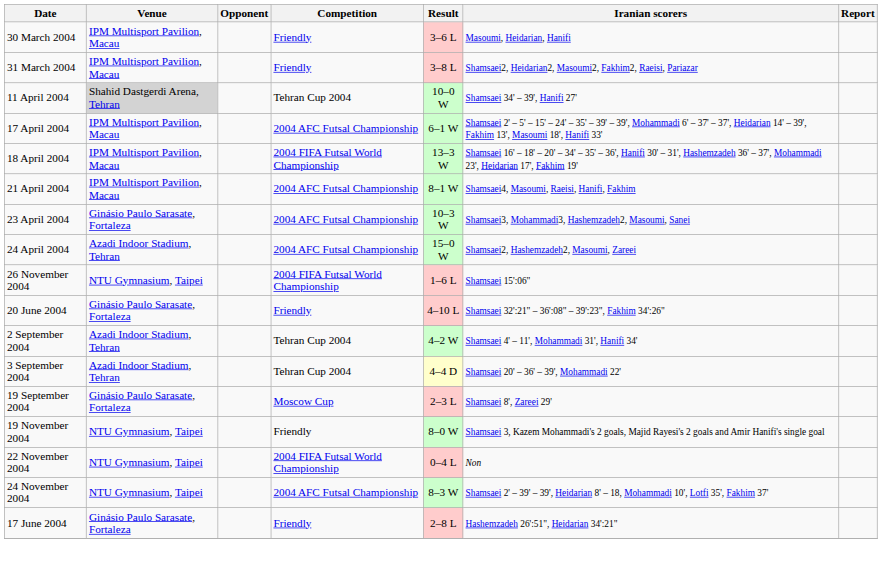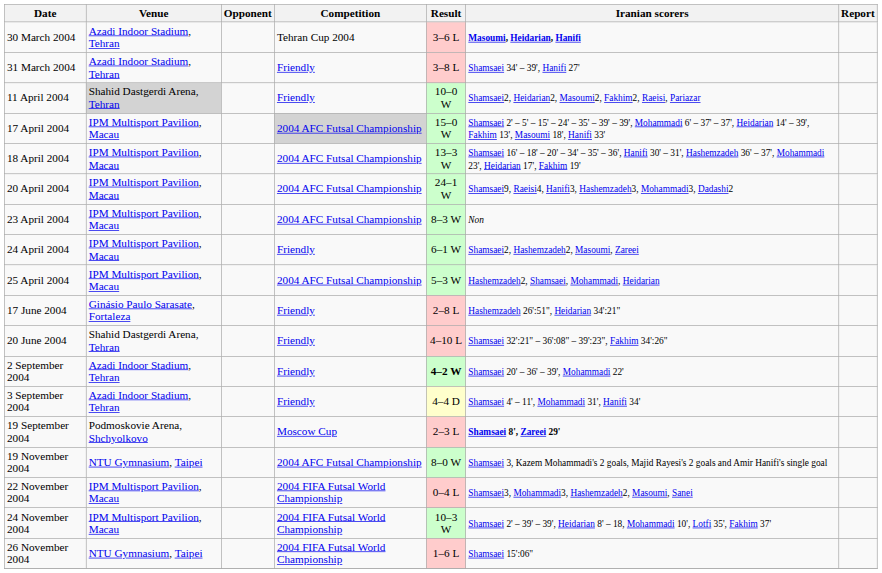(145, 37) IPM Multisport Pavilion, Macau -> (140, 37) Azadi Indoor Stadium, Tehran
(292, 37) Friendly -> (316, 37) Tehran Cup 2004
(518, 38) normal -> (525, 37) bold
(145, 67) IPM Multisport Pavilion, Macau -> (140, 67) Azadi Indoor Stadium, Tehran
(582, 68) Shamsaei2, Heidarian2, Masoumi2, Fakhim2, Raeisi, Pariazar -> (524, 68) Shamsaei 34' – 39', Hanifi 27'
(312, 98) Tehran Cup 2004 -> (296, 98) Friendly
(521, 98) Shamsaei 34' – 39', Hanifi 27' -> (584, 98) Shamsaei2, Heidarian2, Masoumi2, Fakhim2, Raeisi, Pariazar
(346, 128) no background -> (349, 128) lightgrey background
(443, 128) 6–1 W -> (446, 128) 15–0 W
(328, 158) 2004 FIFA Futsal World Championship -> (349, 158) 2004 AFC Futsal Championship
+ row: (38, 189)
- row: (38, 189)
(142, 219) Ginásio Paulo Sarasate, Fortaleza -> (145, 219) IPM Multisport Pavilion, Macau
(443, 219) 10–3 W -> (446, 219) 8–3 W
(578, 220) Shamsaei3, Mohammadi3, Hashemzadeh2, Masoumi, Sanei -> (476, 220) Non
(140, 249) Azadi Indoor Stadium, Tehran -> (145, 249) IPM Multisport Pavilion, Macau
(346, 249) 2004 AFC Futsal Championship -> (296, 249) Friendly
(443, 249) 15–0 W -> (446, 249) 6–1 W
+ row: (38, 280)
rows swapped: (37, 523) <-> (38, 280)
(142, 310) Ginásio Paulo Sarasate, Fortaleza -> (144, 341) Shahid Dastgerdi Arena, Tehran
(312, 341) Tehran Cup 2004 -> (296, 371) Friendly
(443, 341) normal -> (446, 371) bold
(552, 341) Shamsaei 4' – 11', Mohammadi 31', Hanifi 34' -> (546, 372) Shamsaei 20' – 36' – 39', Mohammadi 22'
(312, 371) Tehran Cup 2004 -> (296, 401) Friendly
(543, 372) Shamsaei 20' – 36' – 39', Mohammadi 22' -> (554, 402) Shamsaei 4' – 11', Mohammadi 31', Hanifi 34'
(142, 401) Ginásio Paulo Sarasate, Fortaleza -> (135, 432) Podmoskovie Arena, Shchyolkovo
(509, 402) normal -> (514, 432) bold
(292, 432) Friendly -> (349, 462) 2004 AFC Futsal Championship
(146, 462) NTU Gymnasium, Taipei -> (145, 492) IPM Multisport Pavilion, Macau
(473, 463) Non -> (581, 493) Shamsaei3, Mohammadi3, Hashemzadeh2, Masoumi, Sanei
(146, 492) NTU Gymnasium, Taipei -> (145, 523) IPM Multisport Pavilion, Macau
(346, 492) 2004 AFC Futsal Championship -> (331, 523) 2004 FIFA Futsal World Championship
(443, 492) 8–3 W -> (446, 523) 10–3 W
